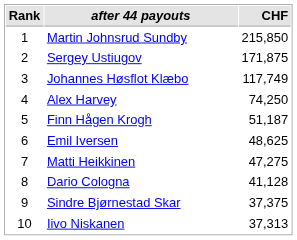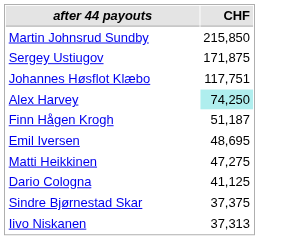- column: (25, 16)
(265, 79) 117,749 -> (227, 79) 117,751
(268, 99) no background -> (230, 99) paleturquoise background
(268, 141) 48,625 -> (230, 141) 48,695
(268, 182) 41,128 -> (230, 182) 41,125
